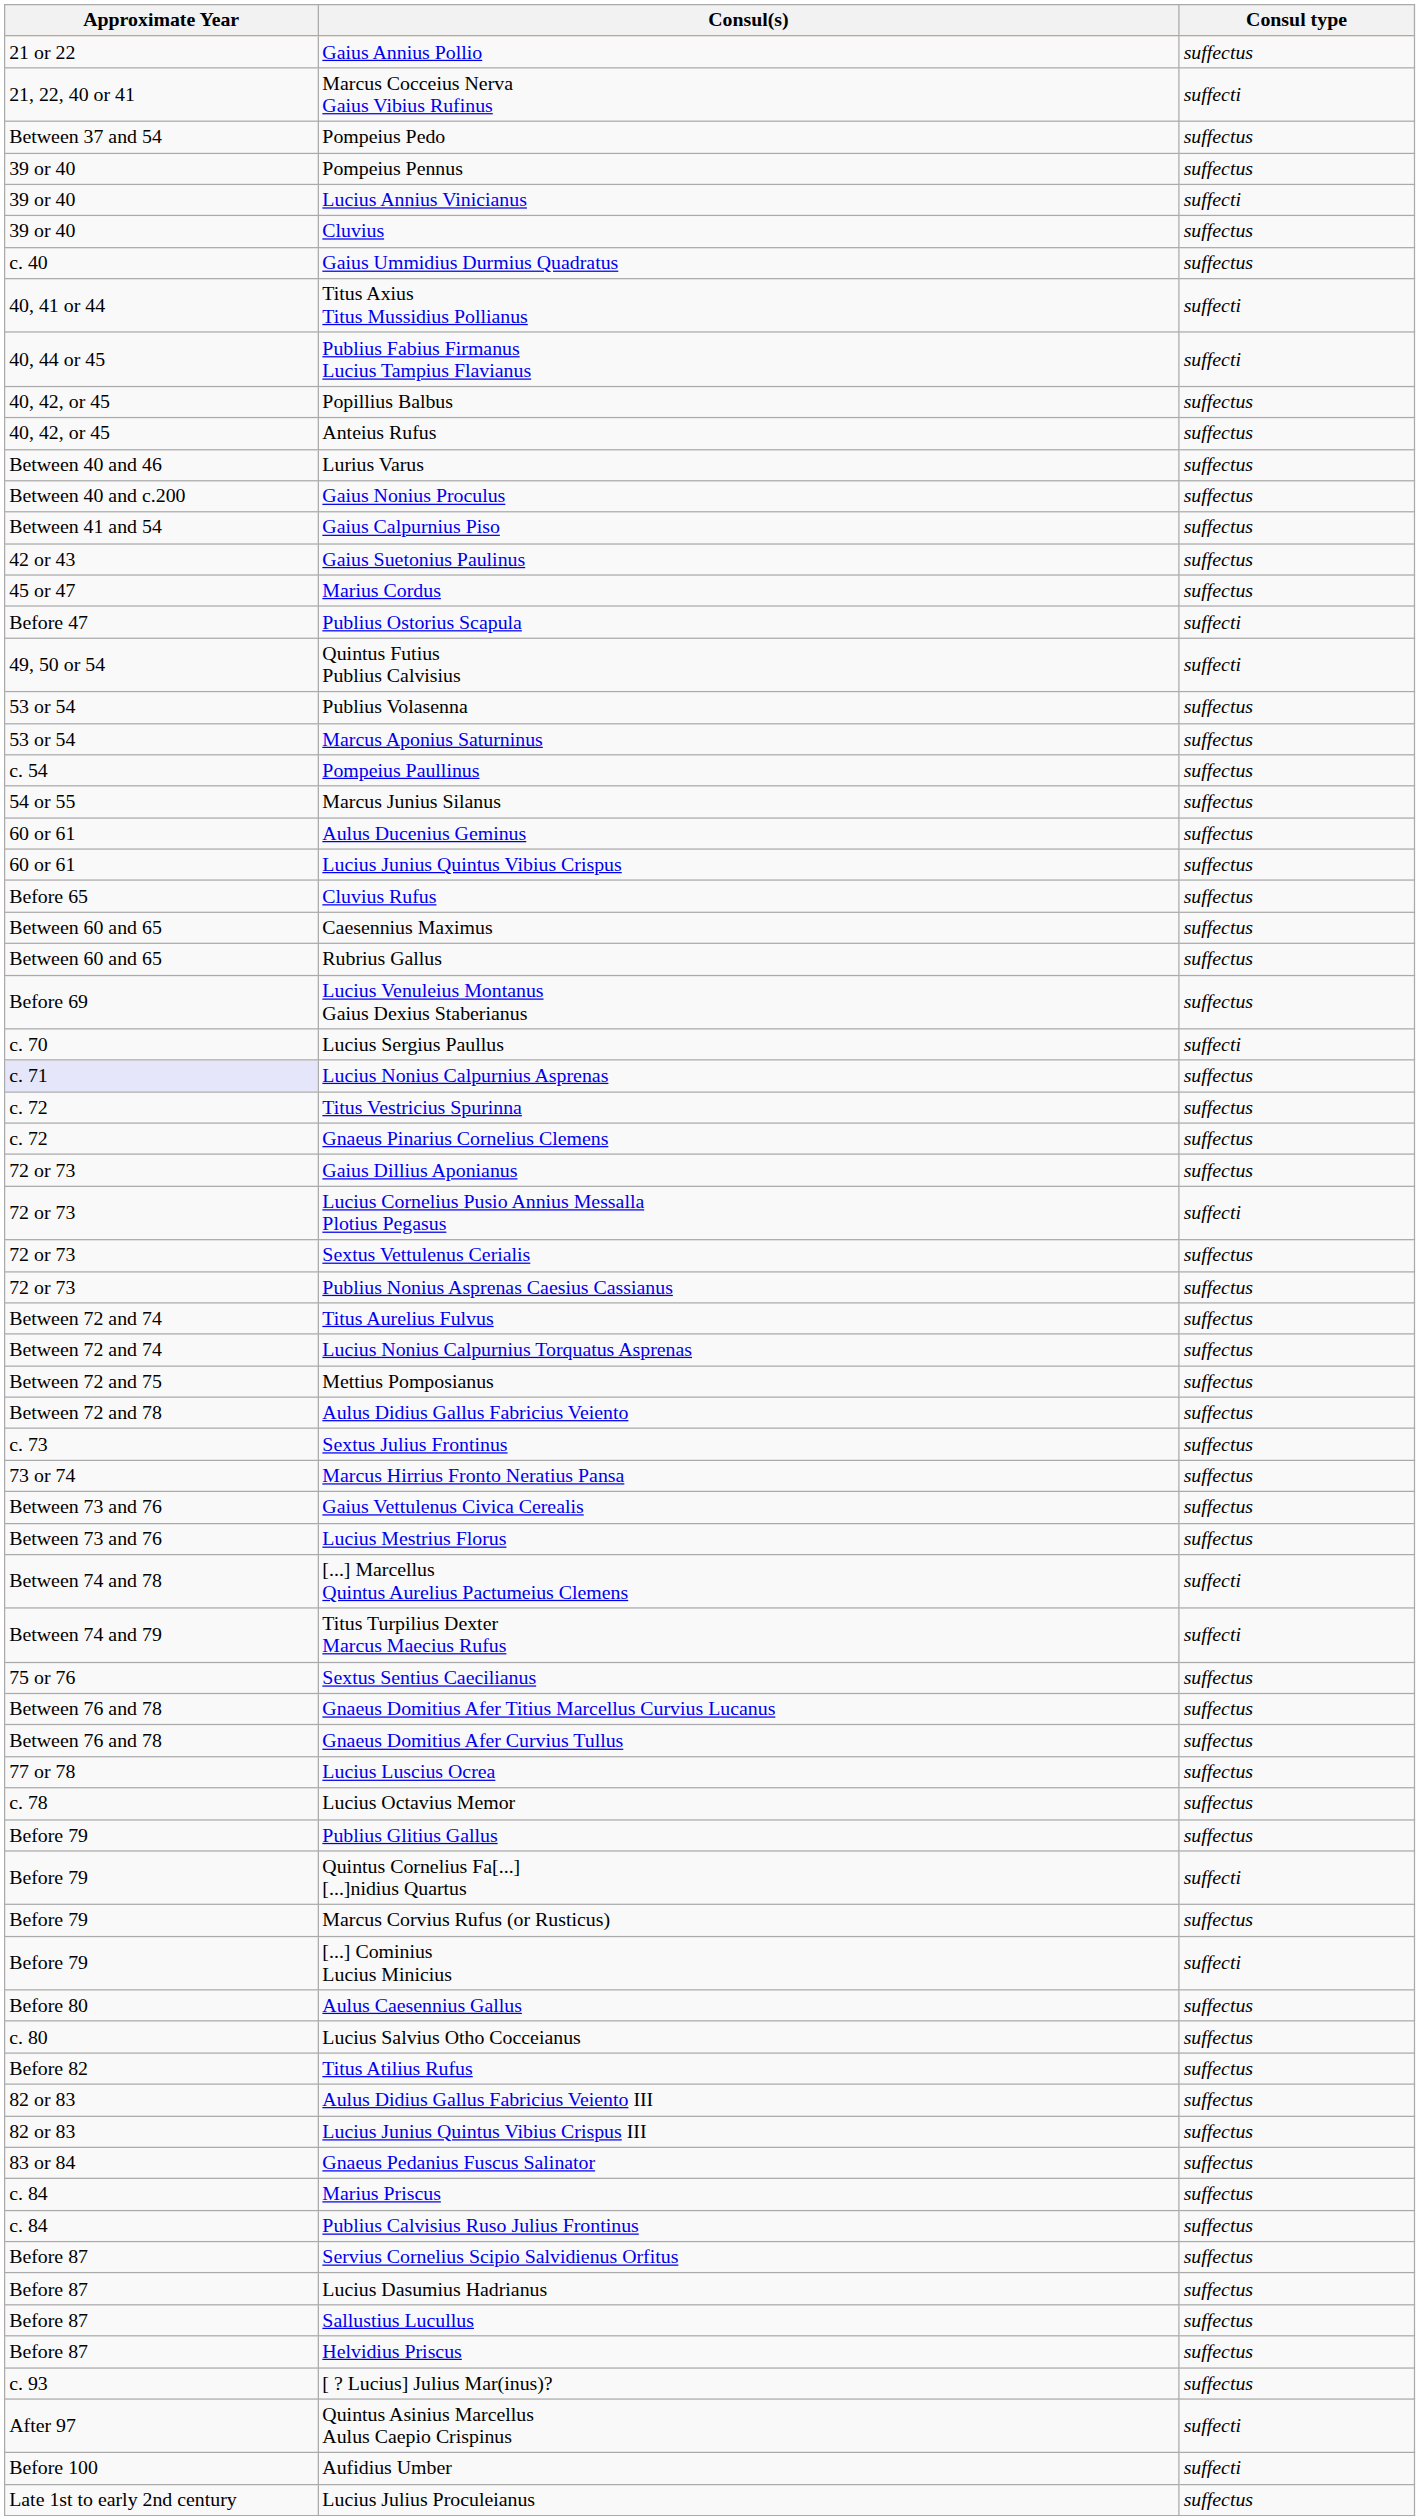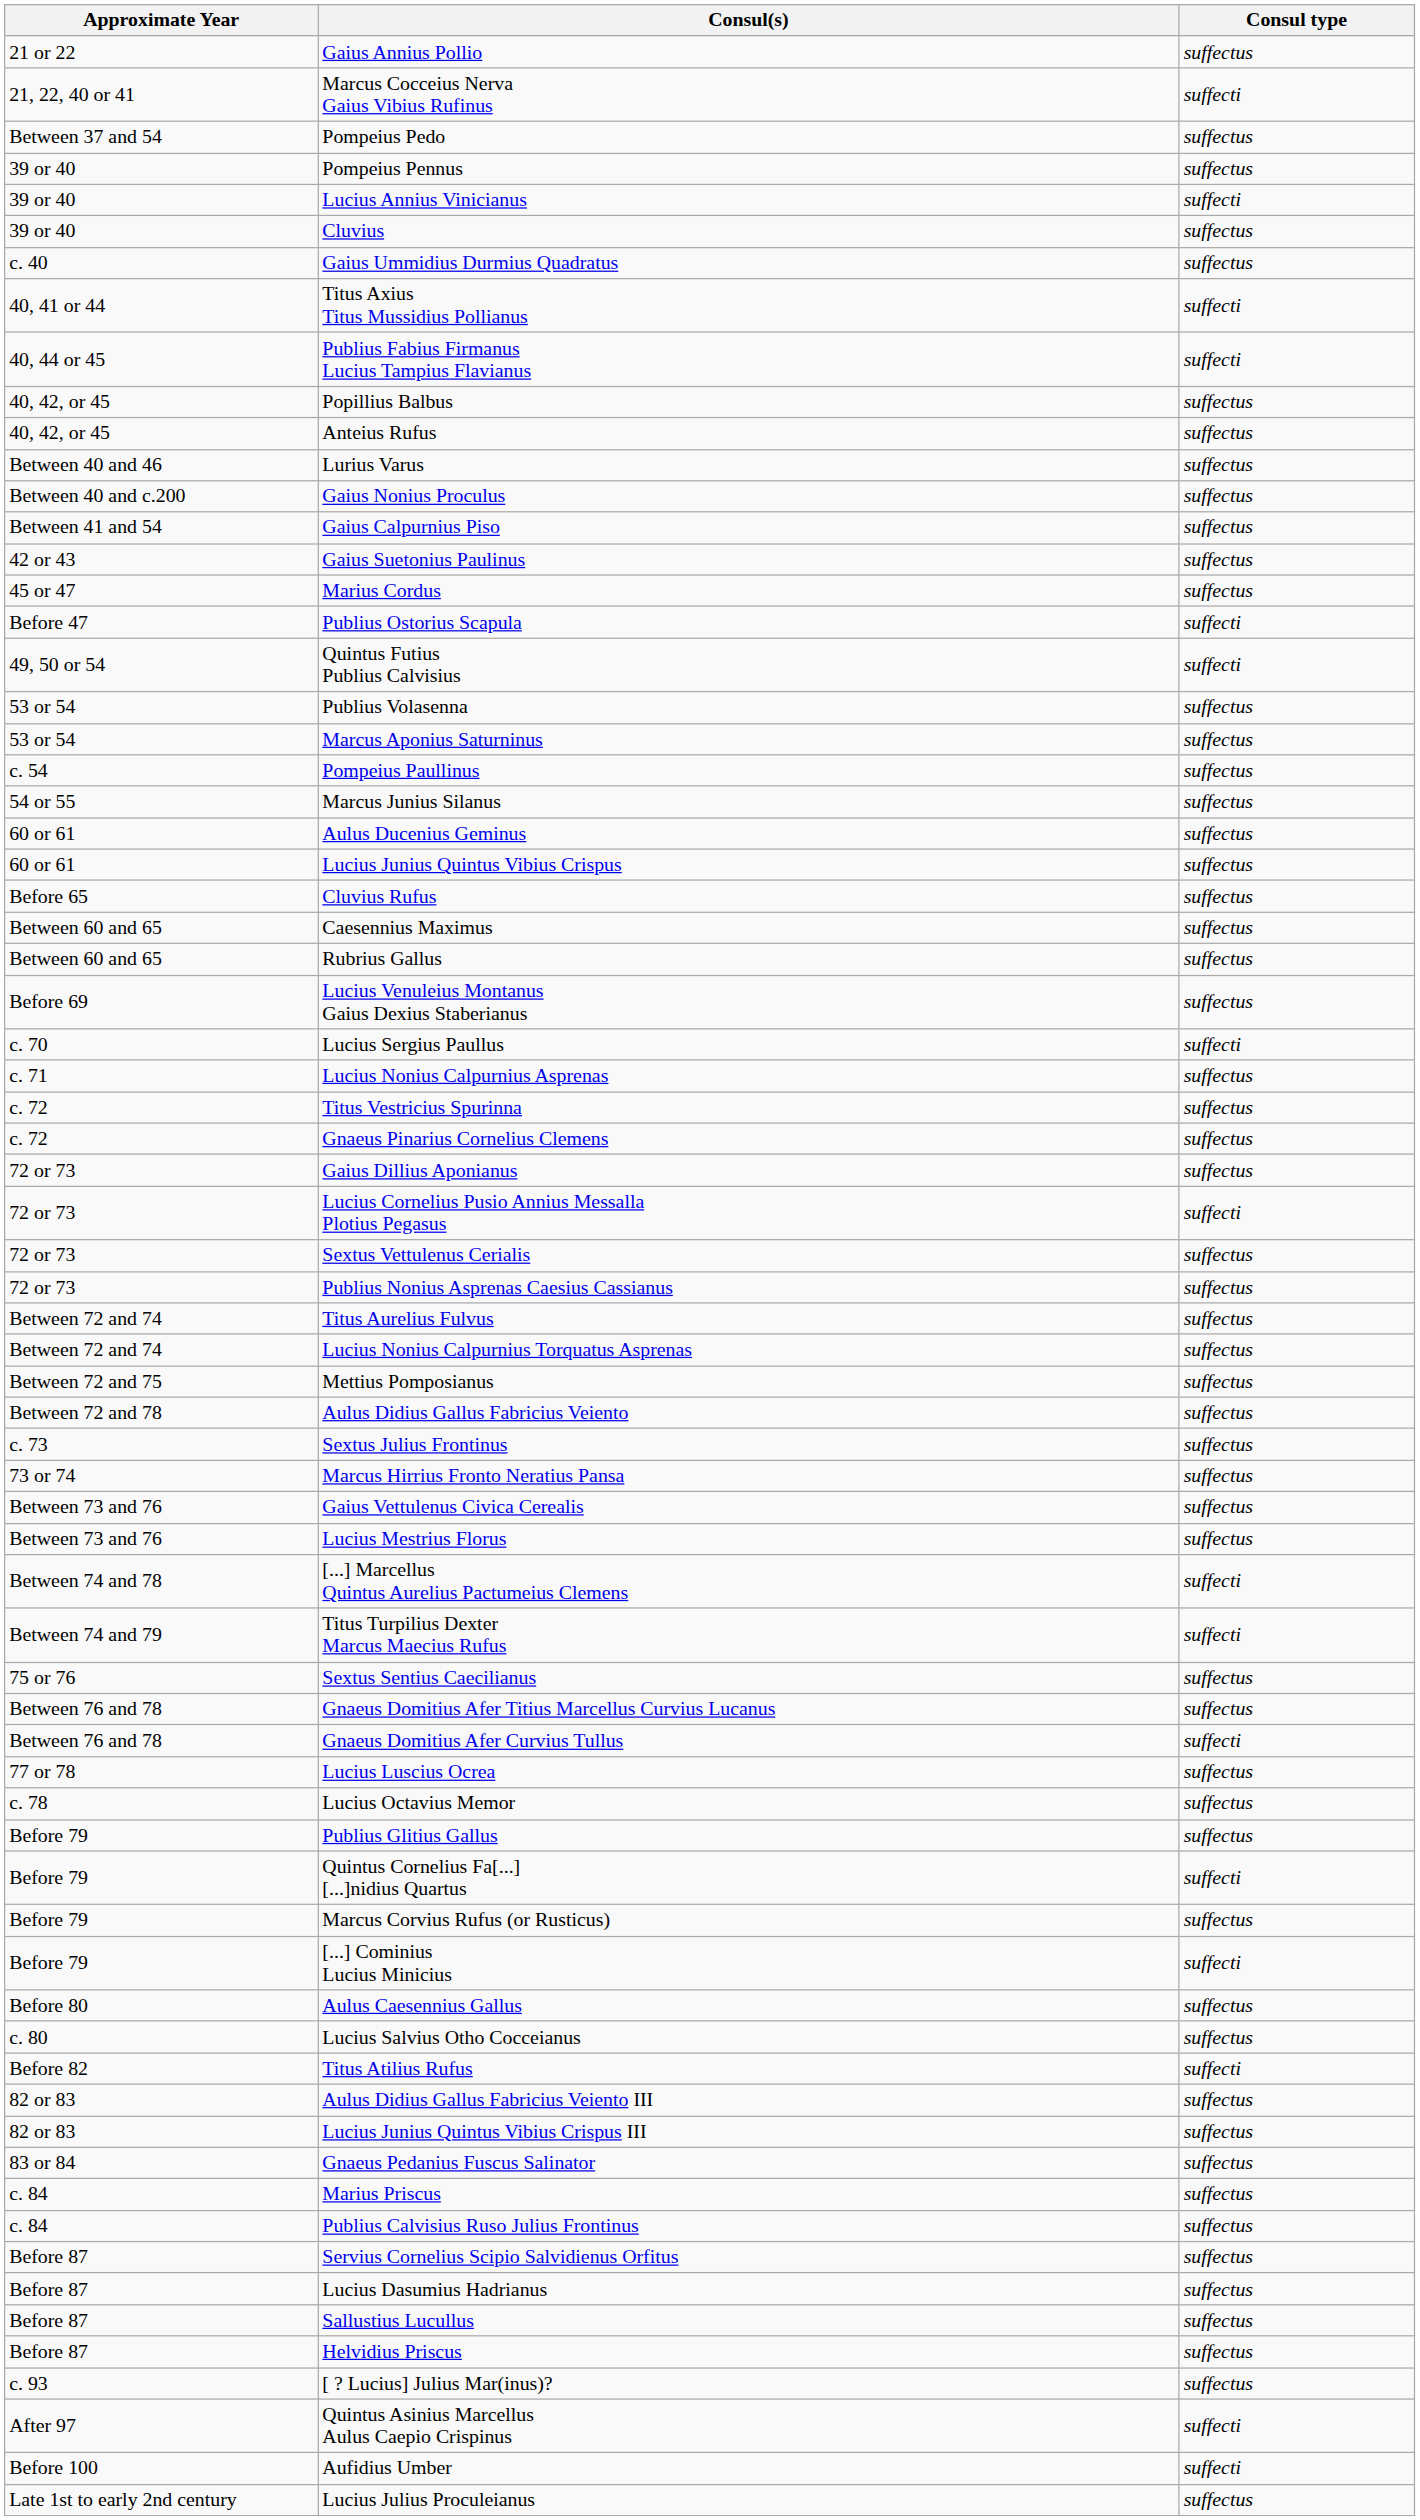(28, 1075) lavender background -> (28, 1075) no background
(1218, 1740) suffectus -> (1212, 1740) suffecti
(1218, 2068) suffectus -> (1212, 2068) suffecti
